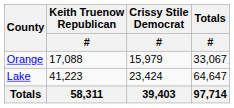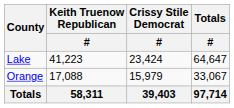rows swapped: (19, 77) <-> (25, 59)
